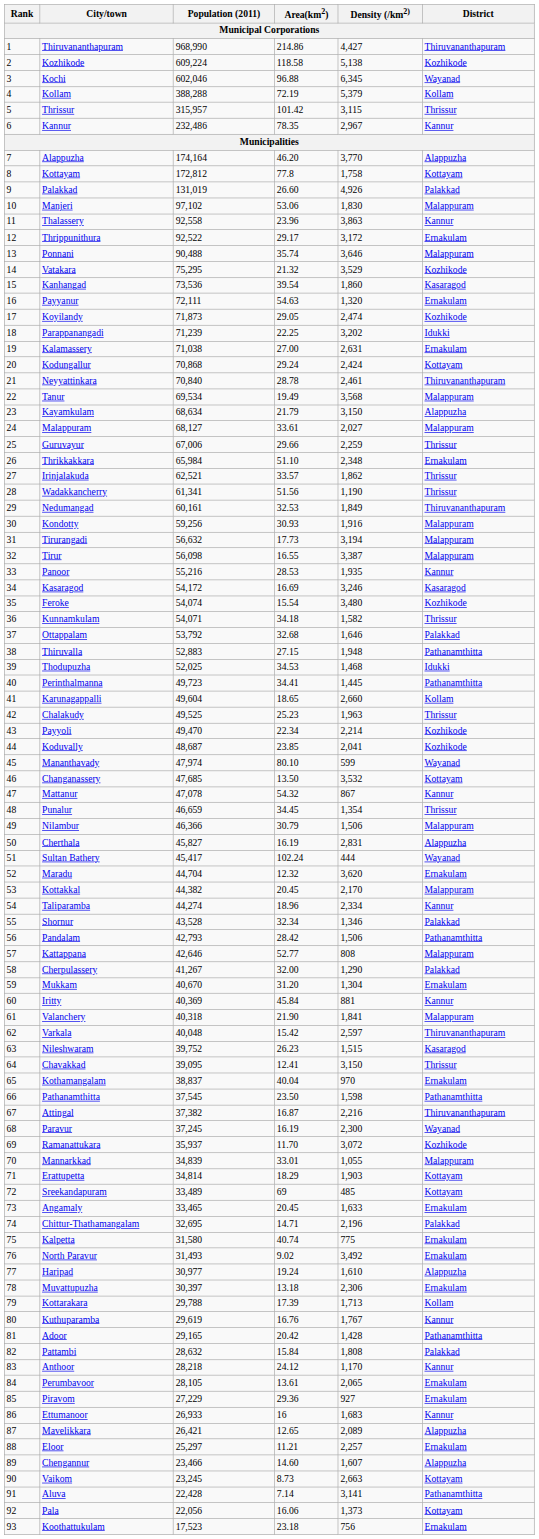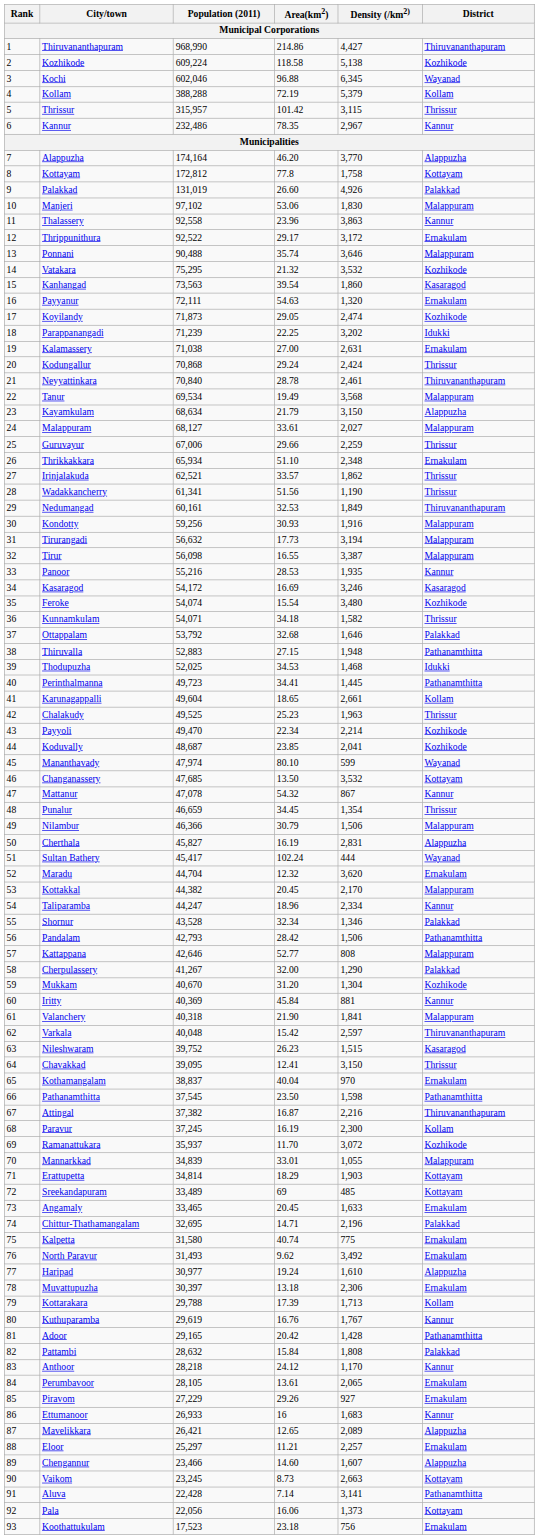(351, 269) 3,529 -> (351, 269) 3,532
(189, 285) 73,536 -> (189, 285) 73,563
(443, 365) Kottayam -> (441, 365) Thrissur
(189, 460) 65,984 -> (189, 460) 65,934
(351, 699) 2,660 -> (351, 699) 2,661
(189, 906) 44,274 -> (189, 906) 44,247
(446, 986) Ernakulam -> (446, 986) Kozhikode
(442, 1129) Wayanad -> (439, 1129) Kollam
(285, 1256) 9.02 -> (285, 1256) 9.62
(288, 1399) 29.36 -> (288, 1399) 29.26
